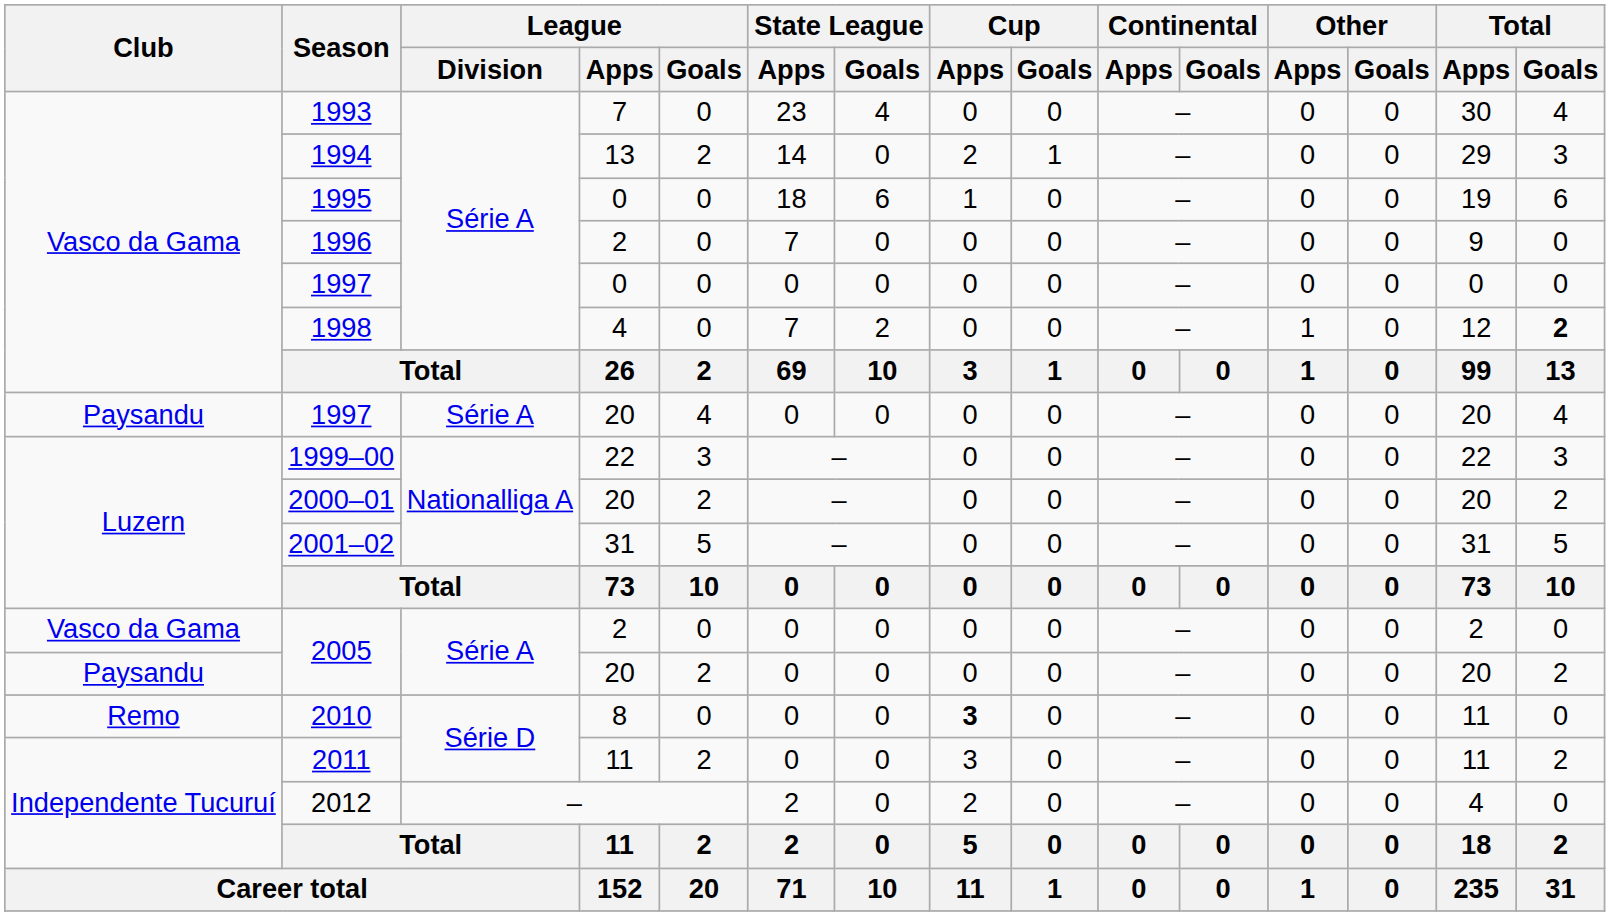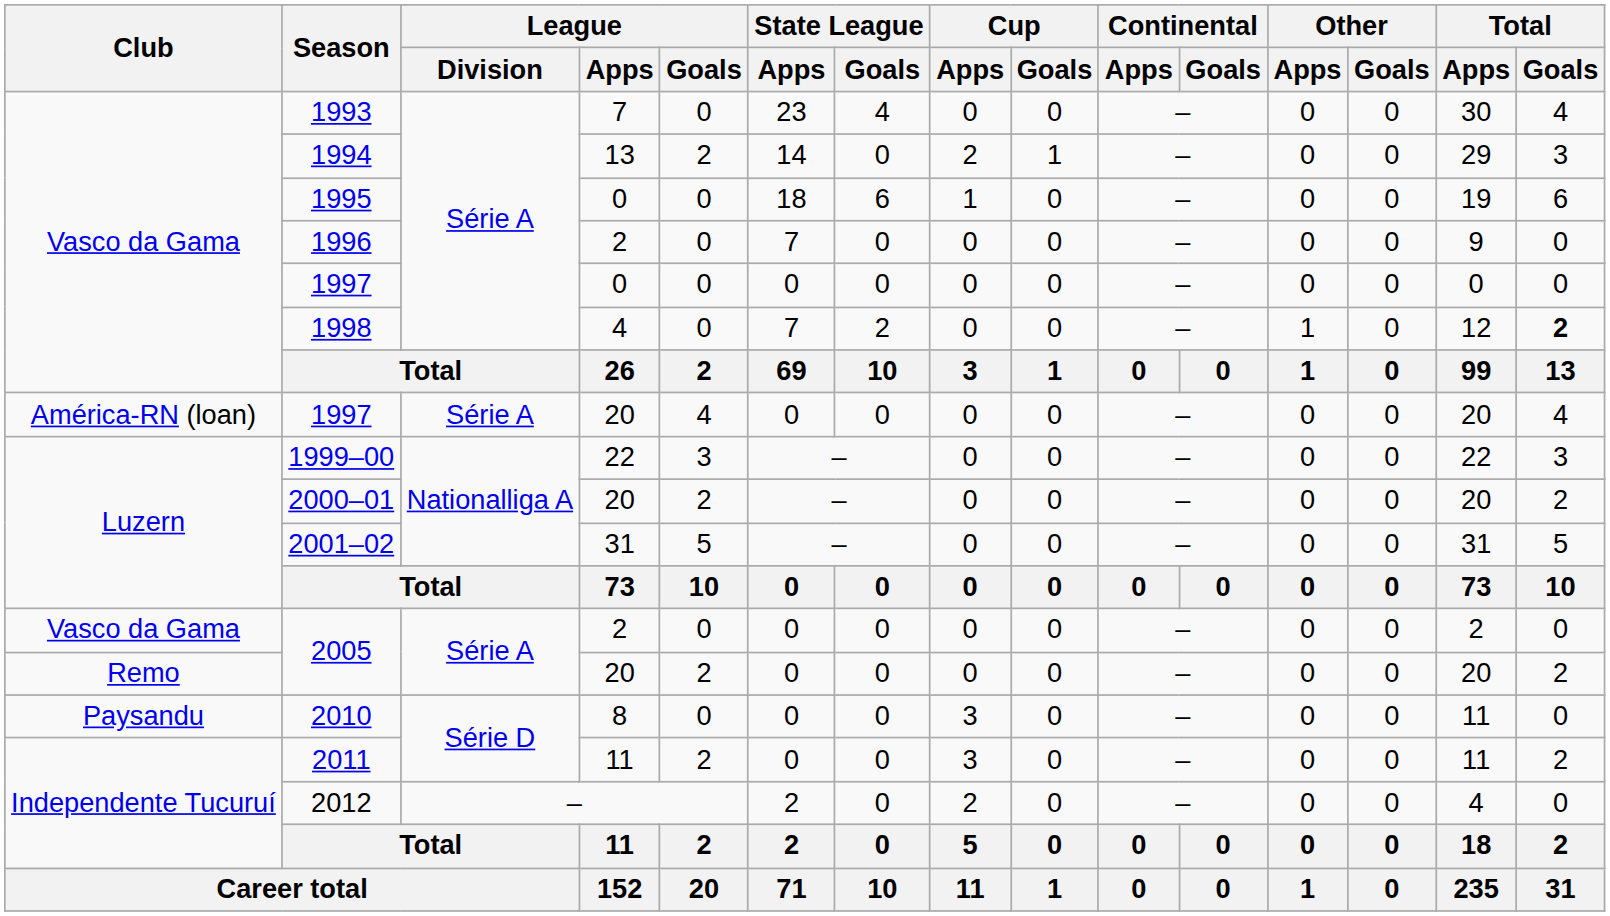(143, 414) Paysandu -> (143, 414) América-RN (loan)
(143, 673) Paysandu -> (143, 673) Remo
(143, 716) Remo -> (143, 716) Paysandu
(970, 716) bold -> (970, 716) normal
